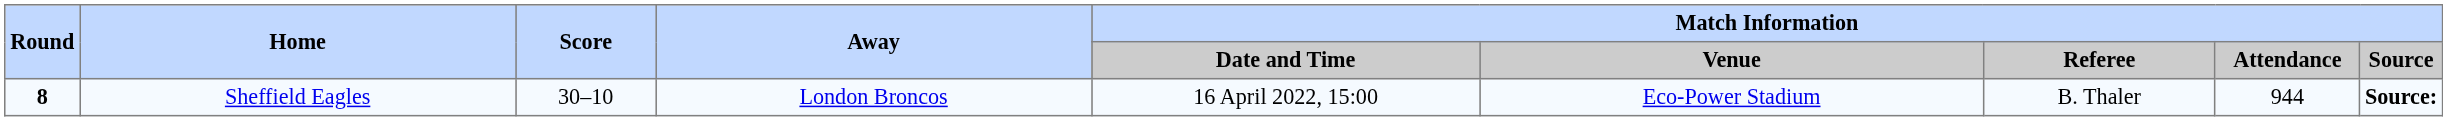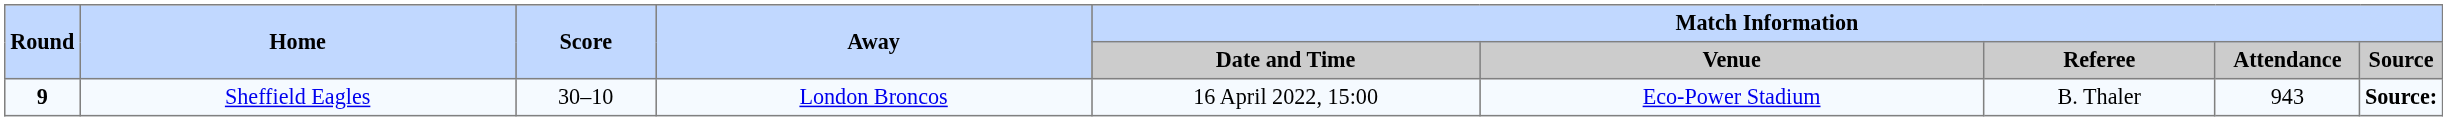(42, 96) 8 -> (42, 96) 9
(2287, 96) 944 -> (2287, 96) 943
